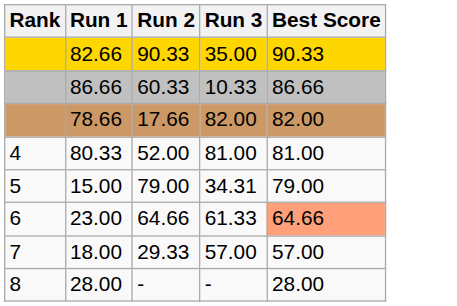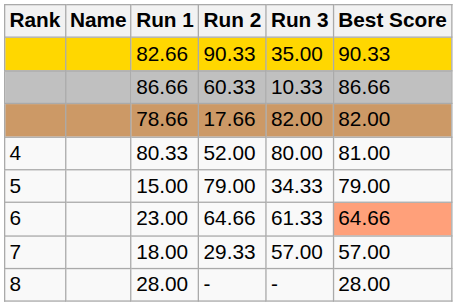+ column: (98, 20)
(231, 152) 81.00 -> (297, 152) 80.00
(231, 185) 34.31 -> (297, 185) 34.33
